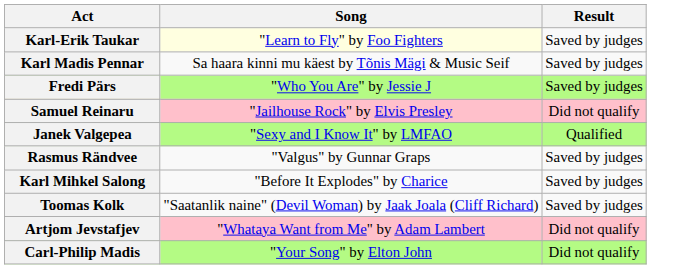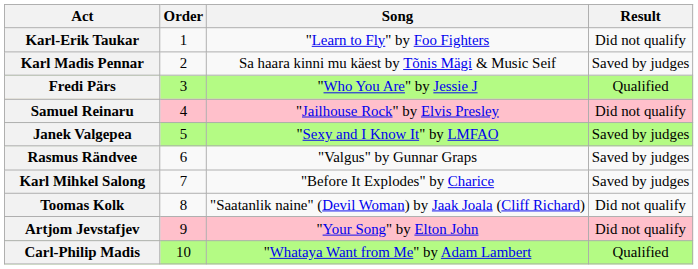+ column: (183, 16)
(351, 39) lightyellow background -> (398, 39) no background
(594, 39) Saved by judges -> (641, 39) Did not qualify
(594, 87) Saved by judges -> (641, 87) Qualified
(594, 134) Qualified -> (641, 134) Saved by judges
(594, 205) Saved by judges -> (641, 205) Did not qualify
(351, 228) "Whataya Want from Me" by Adam Lambert -> (398, 228) "Your Song" by Elton John
(351, 252) "Your Song" by Elton John -> (398, 252) "Whataya Want from Me" by Adam Lambert
(594, 252) Did not qualify -> (641, 252) Qualified
